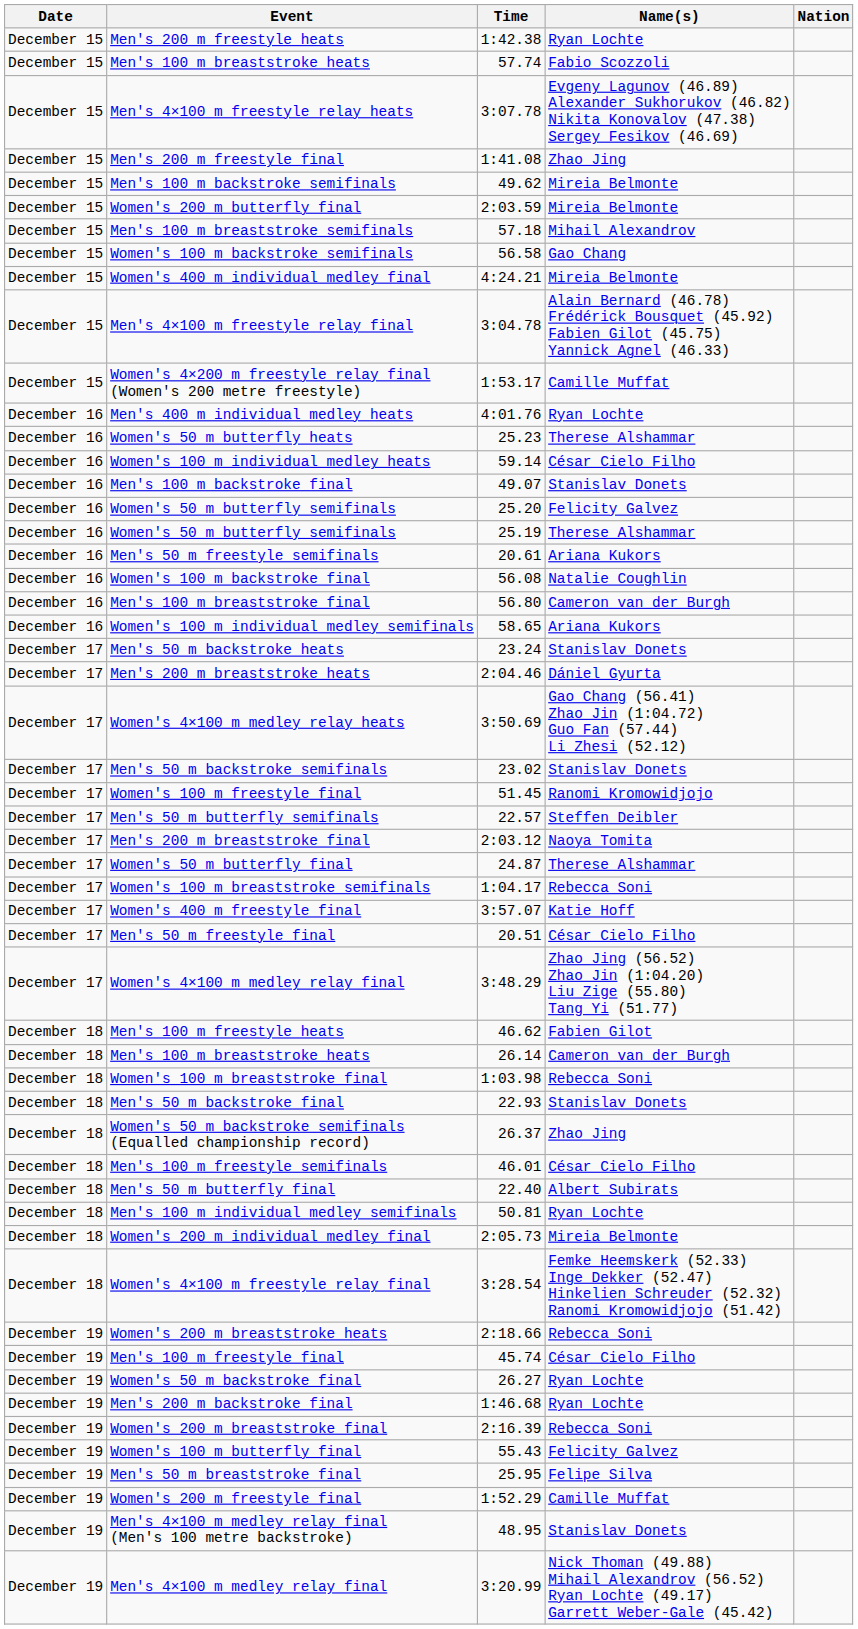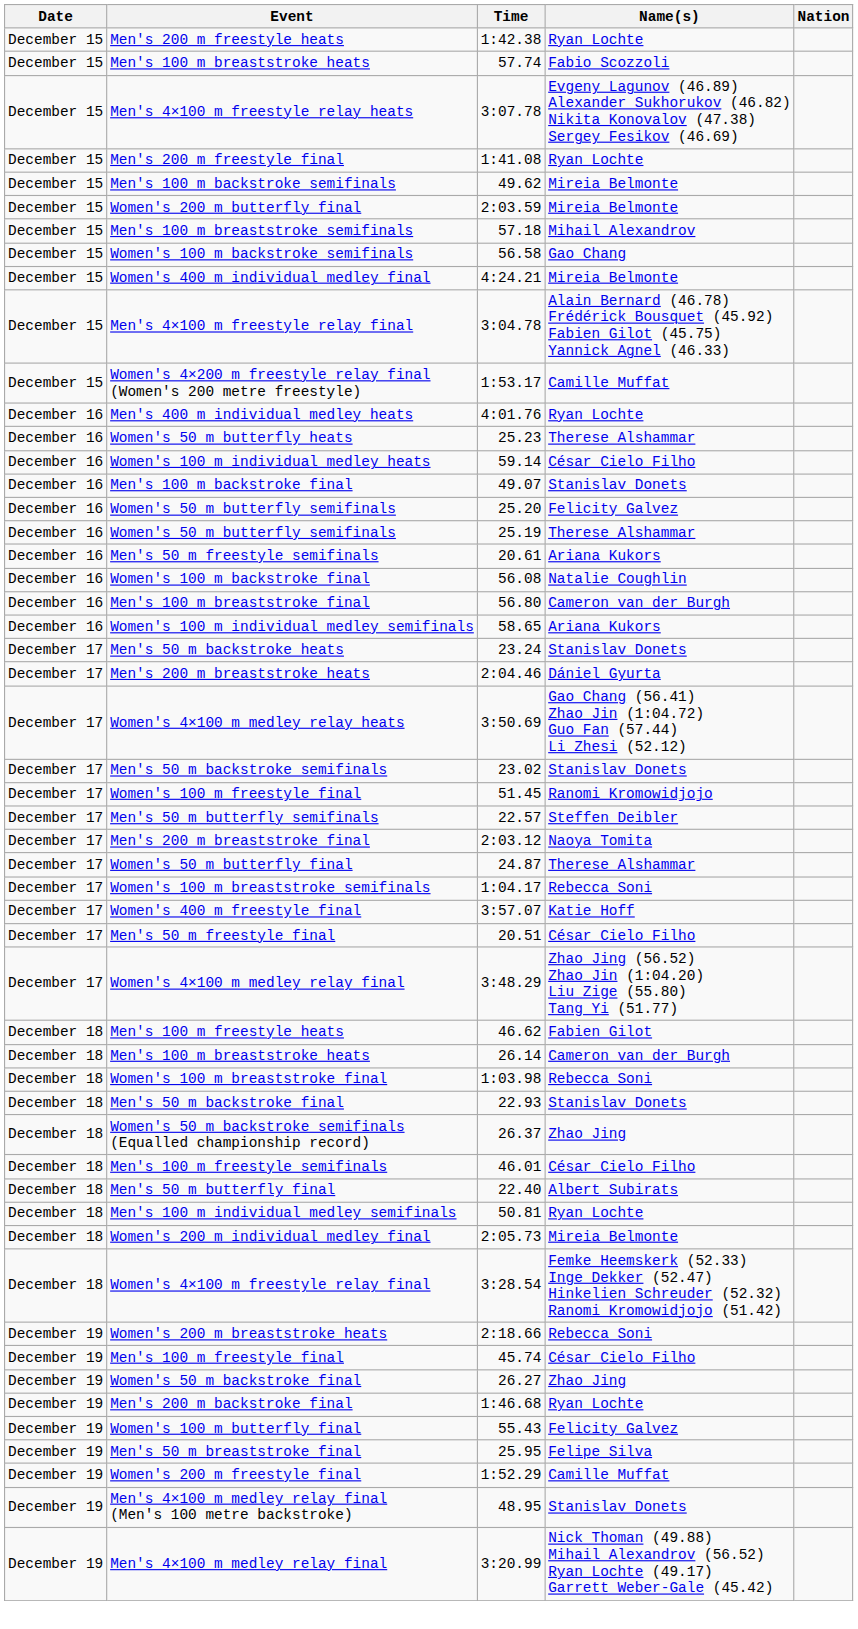(587, 160) Zhao Jing -> (596, 160) Ryan Lochte
(596, 1381) Ryan Lochte -> (587, 1381) Zhao Jing
- row: (249, 1428)
